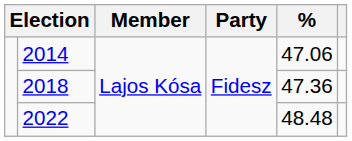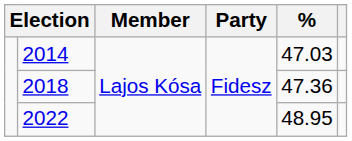(307, 53) 47.06 -> (307, 53) 47.03
(307, 119) 48.48 -> (307, 119) 48.95
